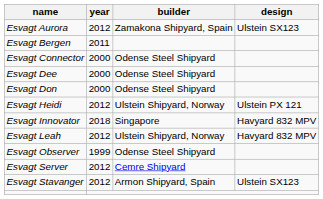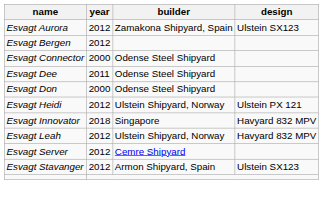(99, 43) 2011 -> (99, 43) 2012
(99, 74) 2000 -> (99, 74) 2011
- row: (43, 151)
